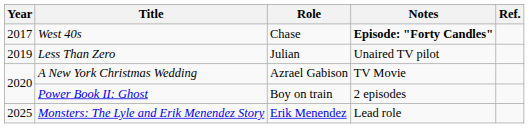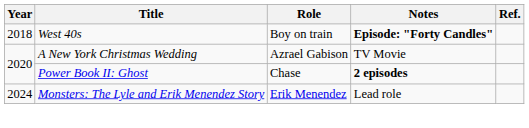(20, 34) 2017 -> (20, 34) 2018
(285, 34) Chase -> (301, 34) Boy on train
- row: (77, 53)
(301, 93) Boy on train -> (285, 73) Chase
(380, 93) normal -> (381, 73) bold
(20, 113) 2025 -> (20, 93) 2024
